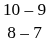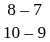rows swapped: (25, 32) <-> (25, 9)
